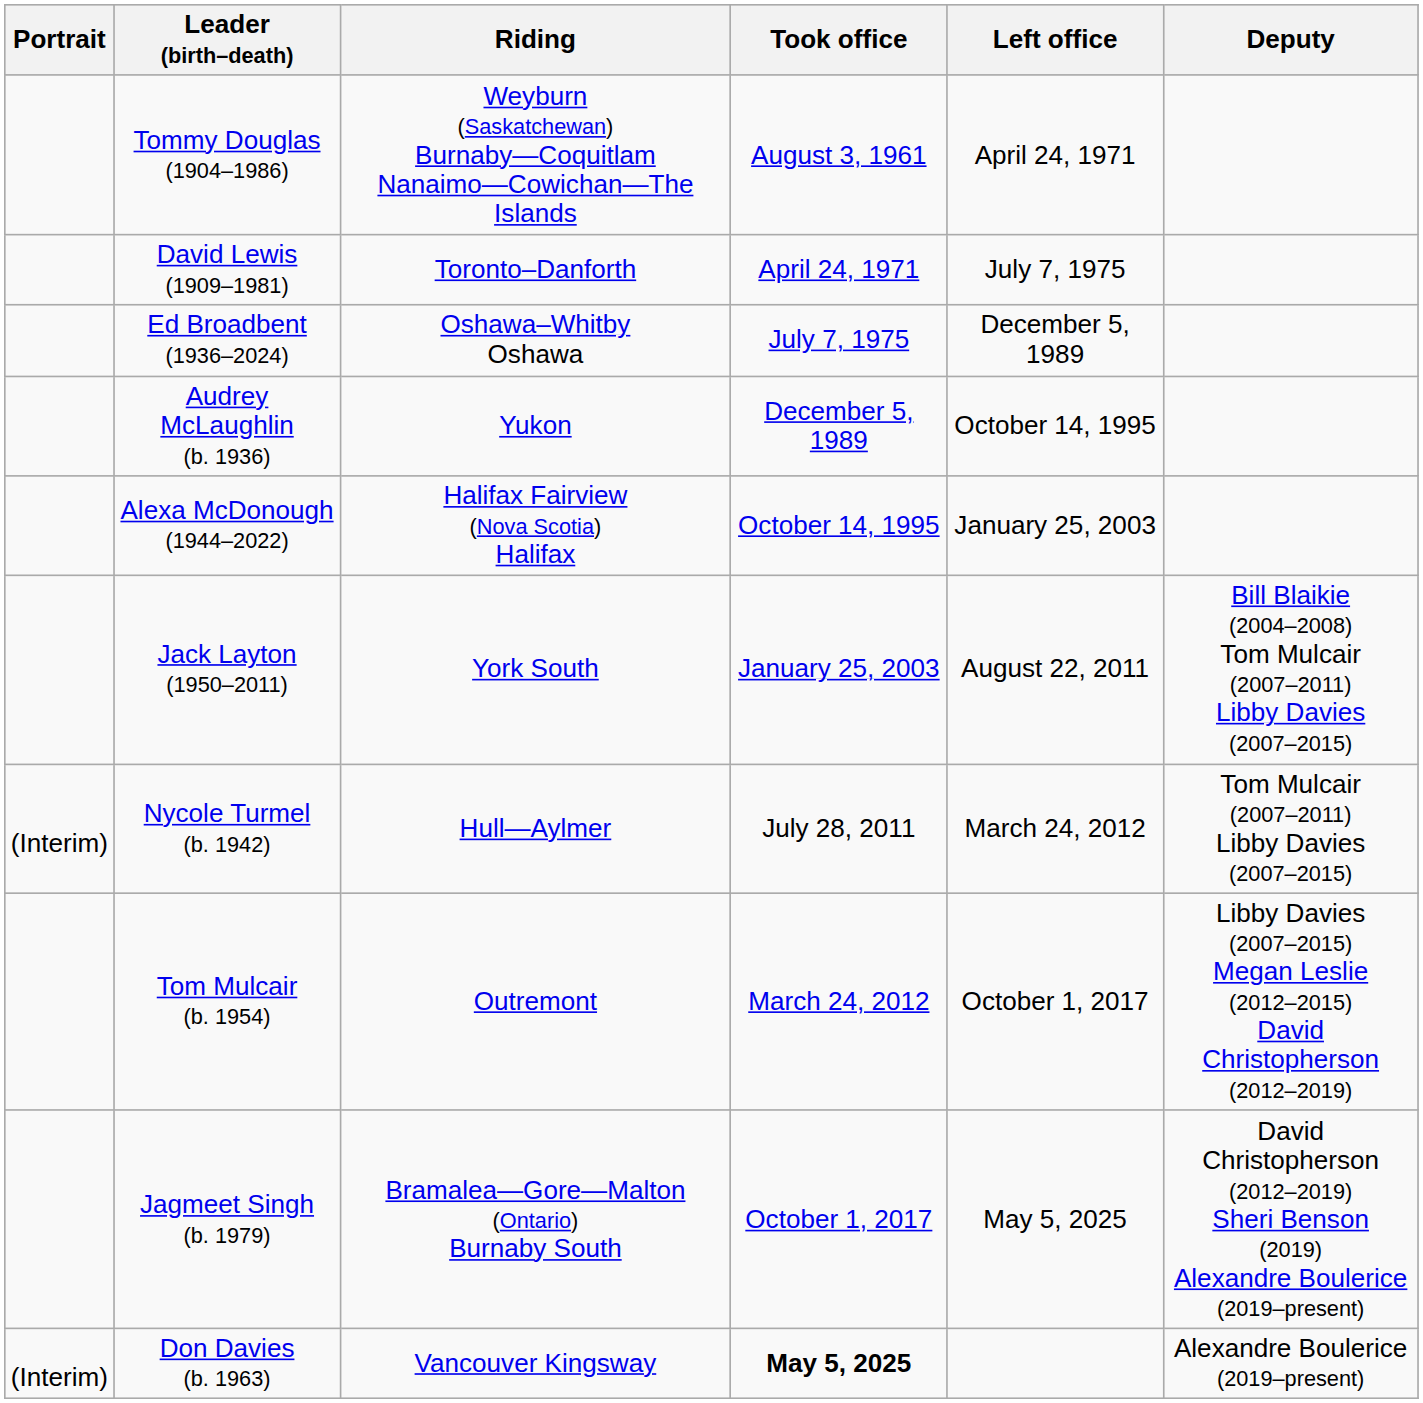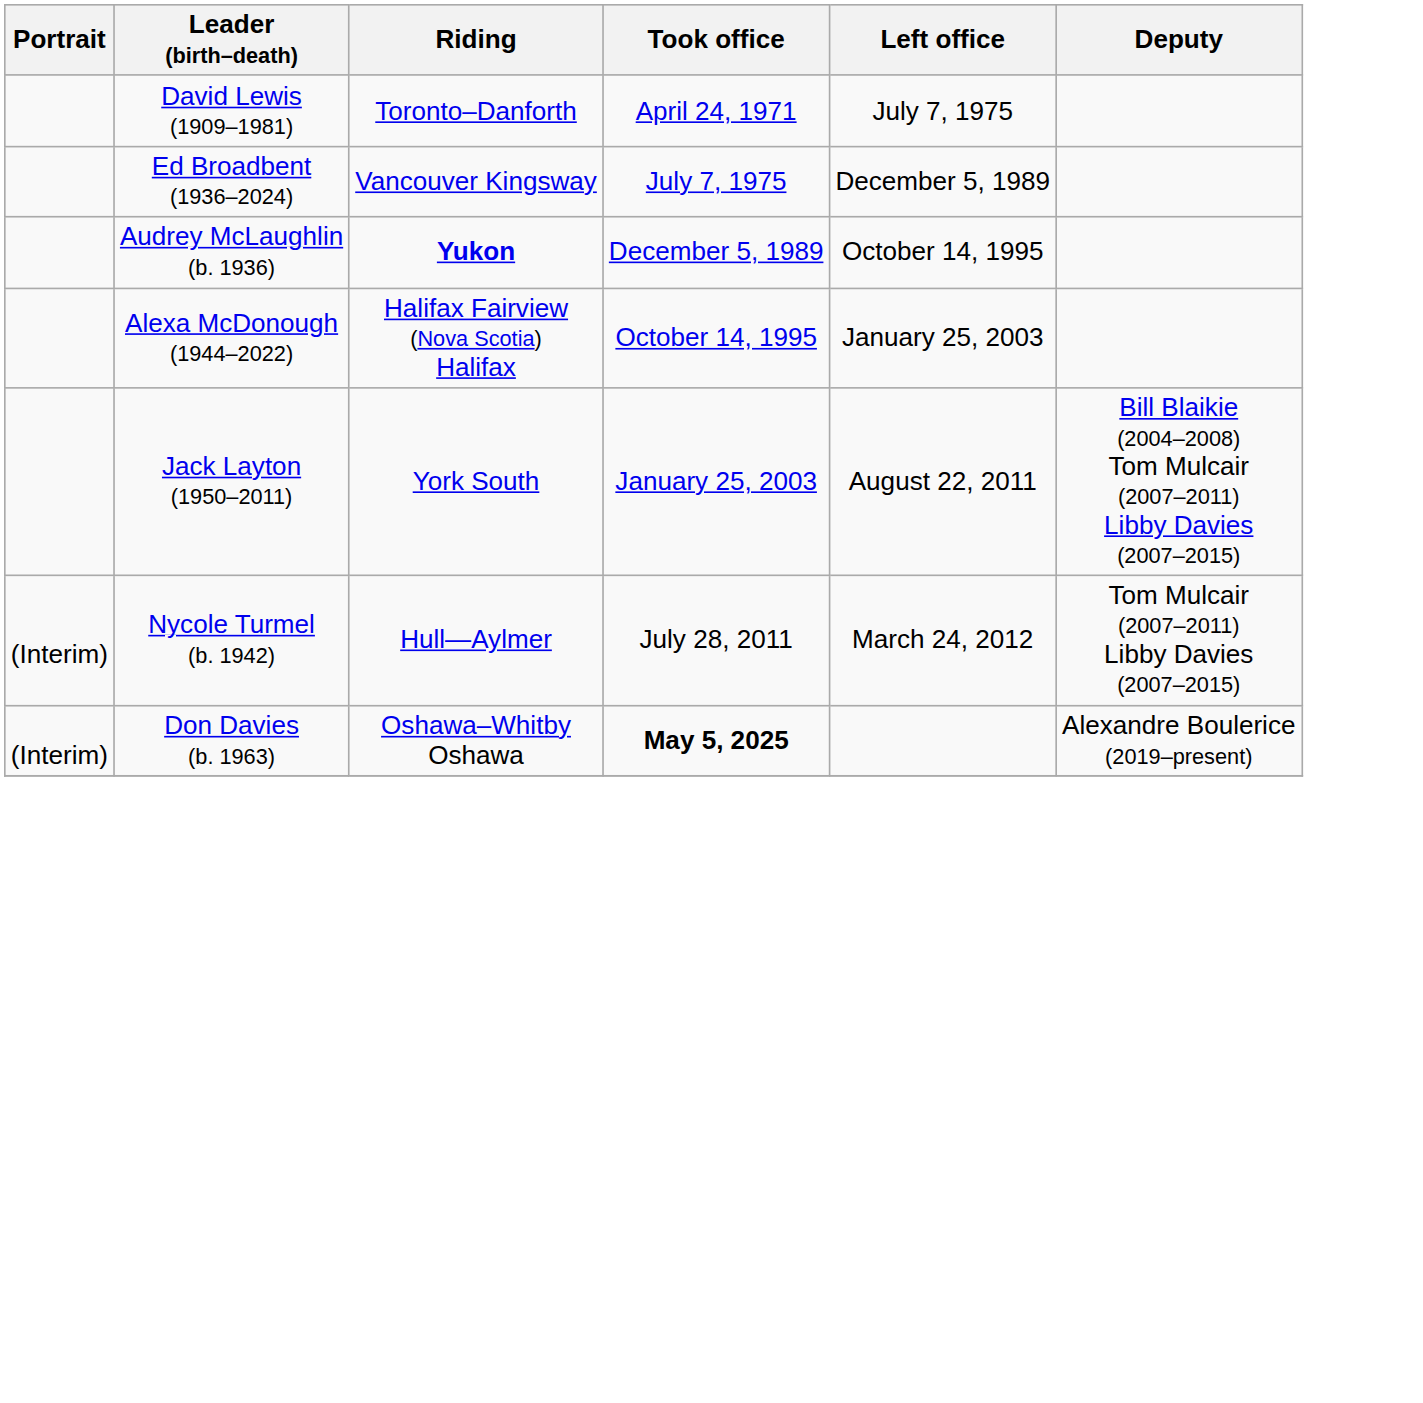- row: (227, 154)
(535, 339) Oshawa–Whitby Oshawa -> (476, 181) Vancouver Kingsway
(535, 425) normal -> (476, 251) bold
- row: (227, 1001)
- row: (227, 1218)
(535, 1363) Vancouver Kingsway -> (476, 740) Oshawa–Whitby Oshawa
